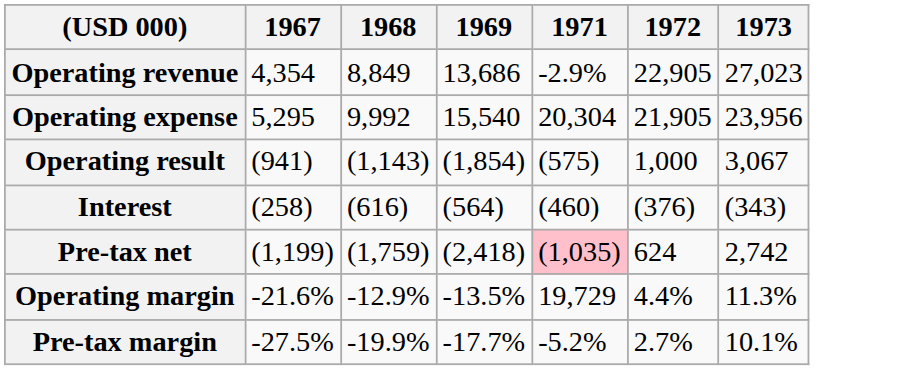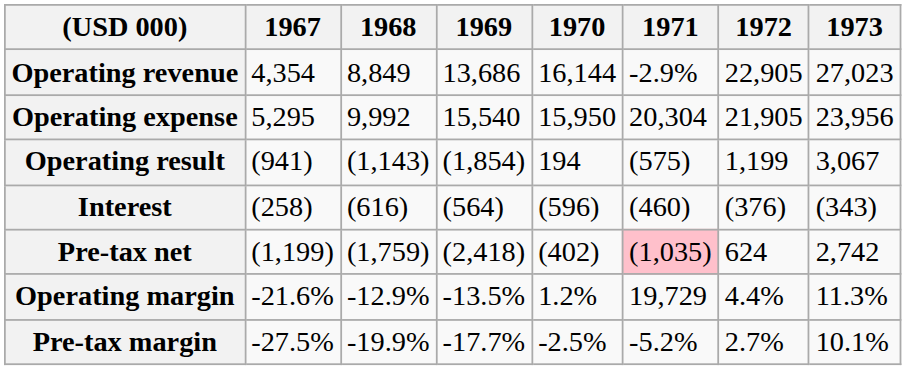+ column: (577, 26)
(666, 161) 1,000 -> (757, 161) 1,199
